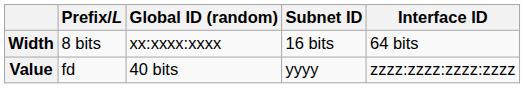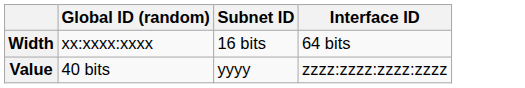- column: (92, 17)
